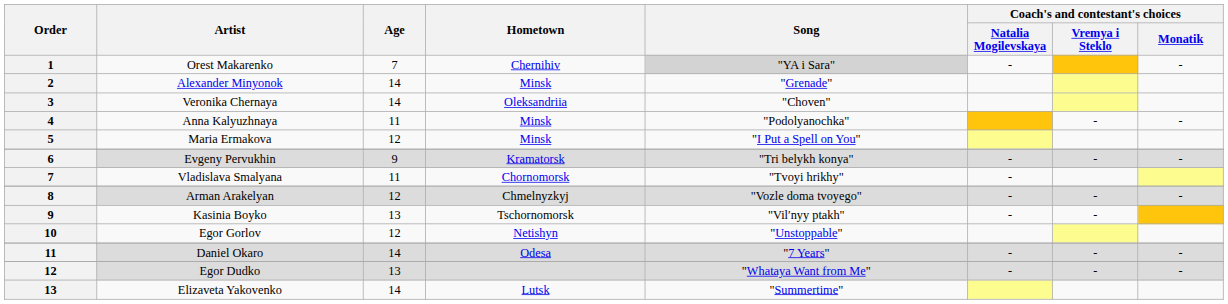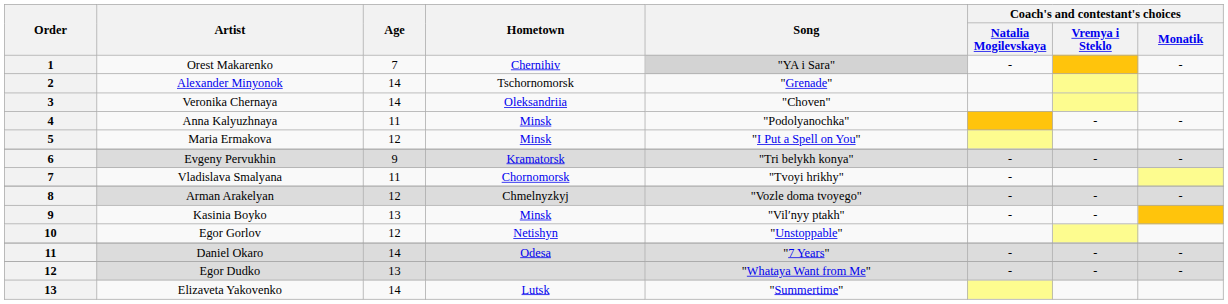(536, 83) Minsk -> (536, 83) Tschornomorsk
(536, 215) Tschornomorsk -> (536, 215) Minsk
